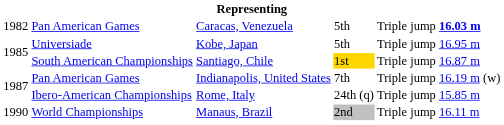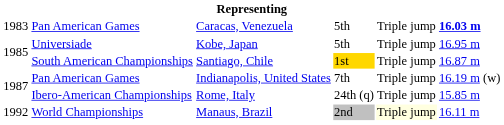(16, 26) 1982 -> (16, 26) 1983
(16, 112) 1990 -> (16, 112) 1992
(406, 112) no background -> (406, 112) lightyellow background
